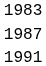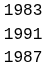rows swapped: (23, 35) <-> (23, 58)
